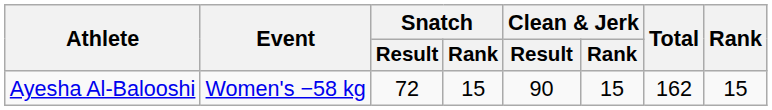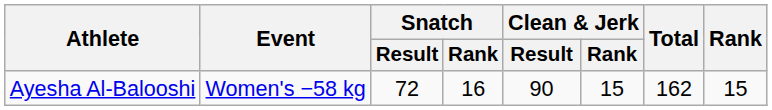(473, 89) 15 -> (473, 89) 16
